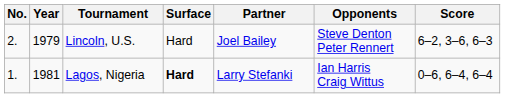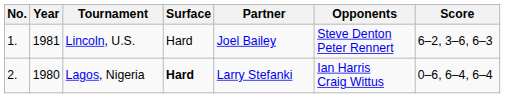(12, 40) 2. -> (12, 40) 1.
(46, 40) 1979 -> (46, 40) 1981
(12, 75) 1. -> (12, 75) 2.
(46, 75) 1981 -> (46, 75) 1980
